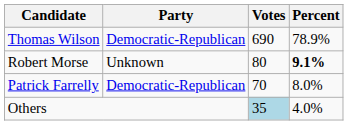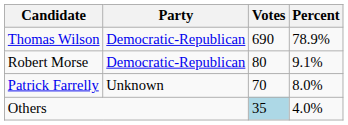(135, 62) Unknown -> (176, 62) Democratic-Republican
(309, 62) bold -> (307, 62) normal
(176, 85) Democratic-Republican -> (135, 85) Unknown
